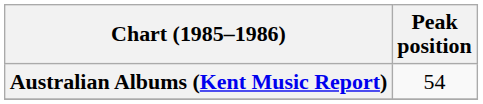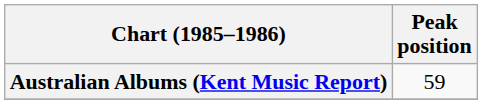(435, 81) 54 -> (435, 81) 59
